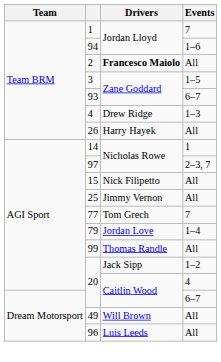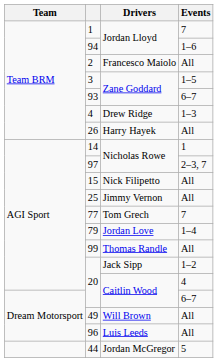(141, 62) bold -> (139, 62) normal
+ row: (93, 349)
